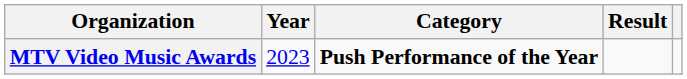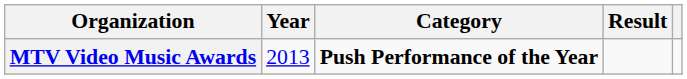(288, 56) 2023 -> (288, 56) 2013
